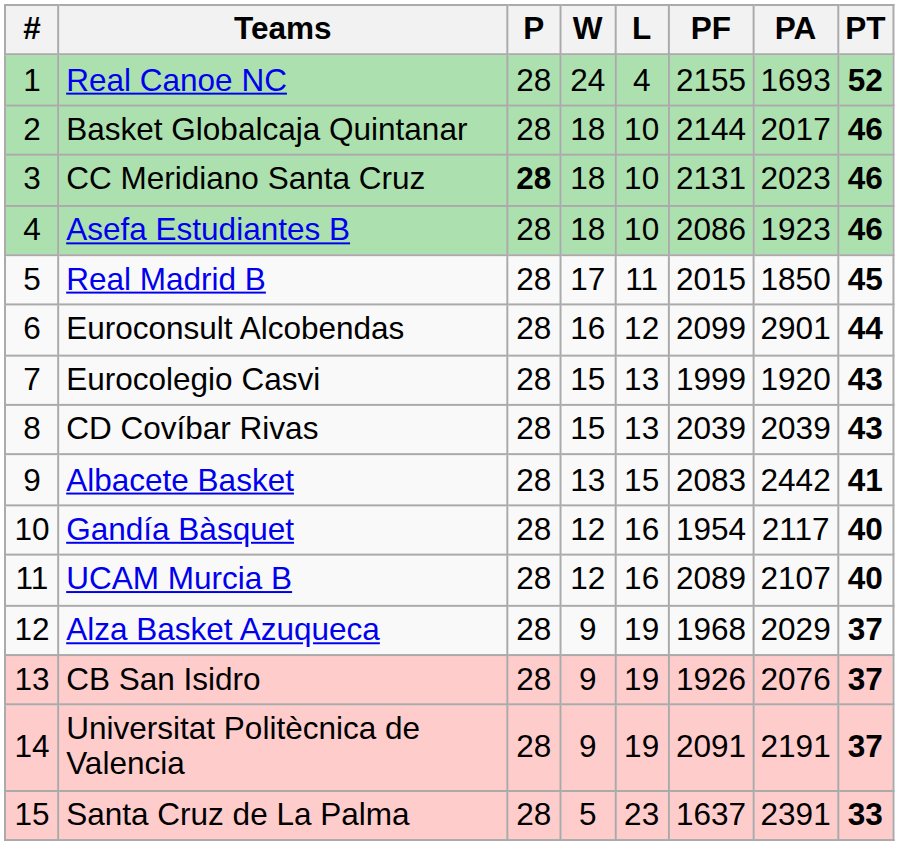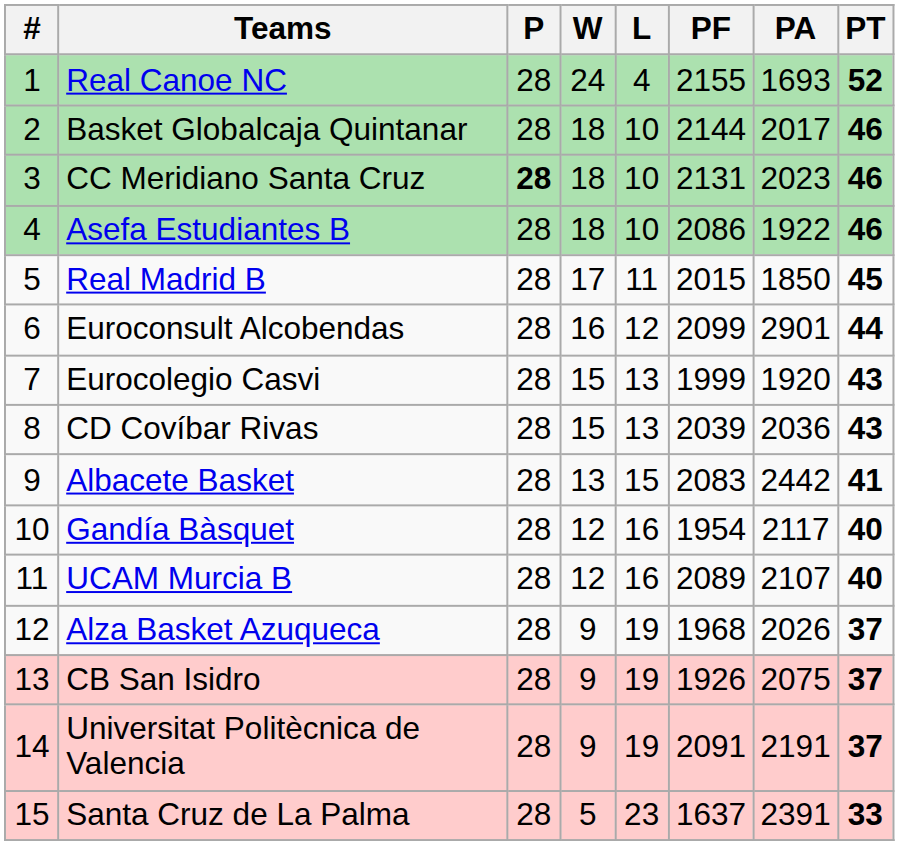(796, 229) 1923 -> (796, 229) 1922
(796, 429) 2039 -> (796, 429) 2036
(796, 629) 2029 -> (796, 629) 2026
(796, 679) 2076 -> (796, 679) 2075
